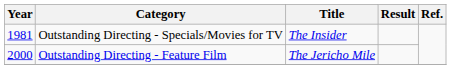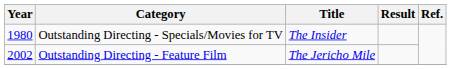(20, 34) 1981 -> (20, 34) 1980
(20, 54) 2000 -> (20, 54) 2002
